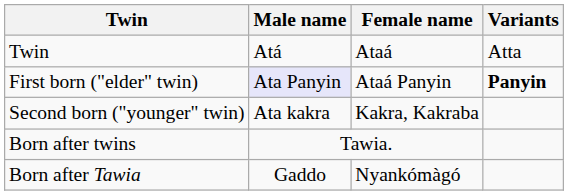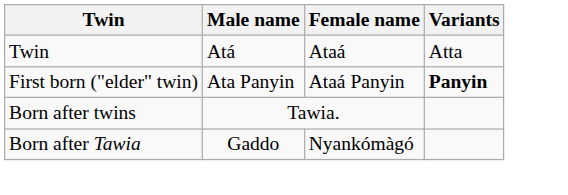(297, 81) lavender background -> (251, 81) no background
- row: (127, 112)
